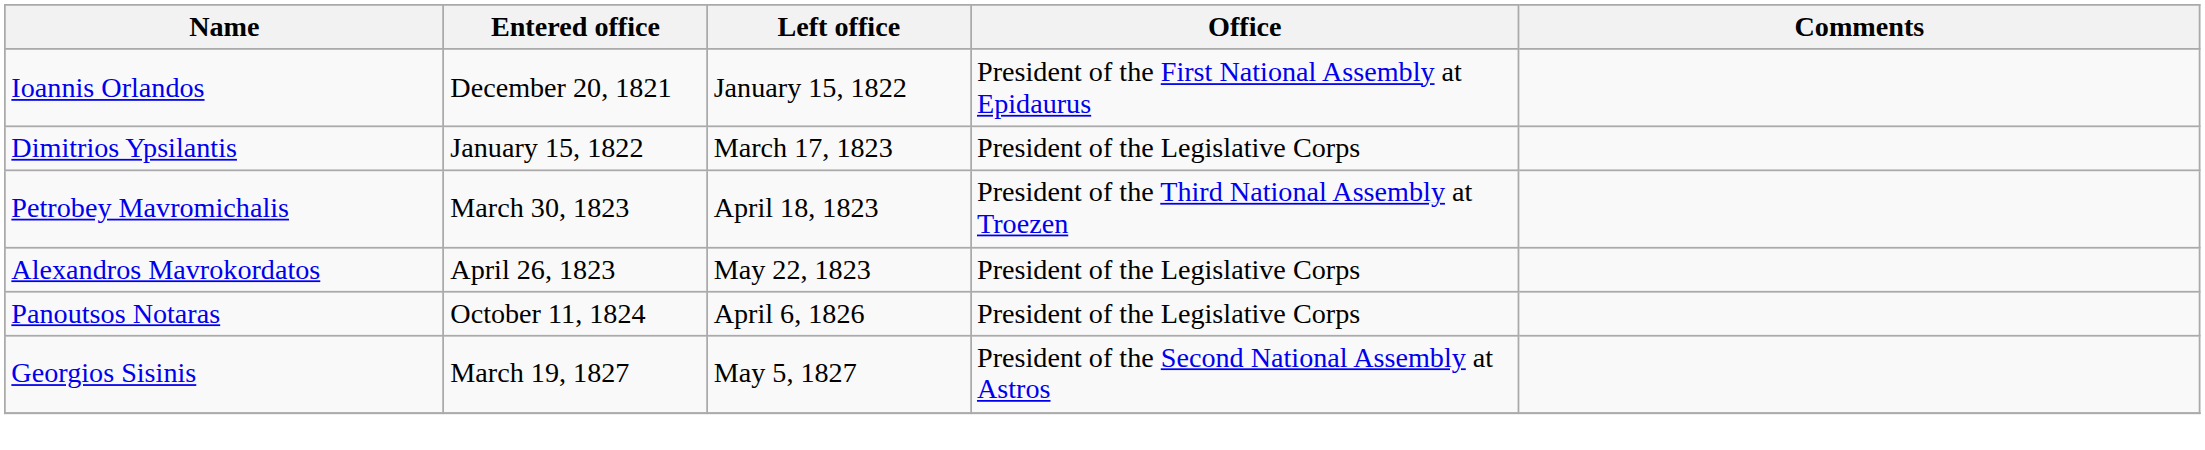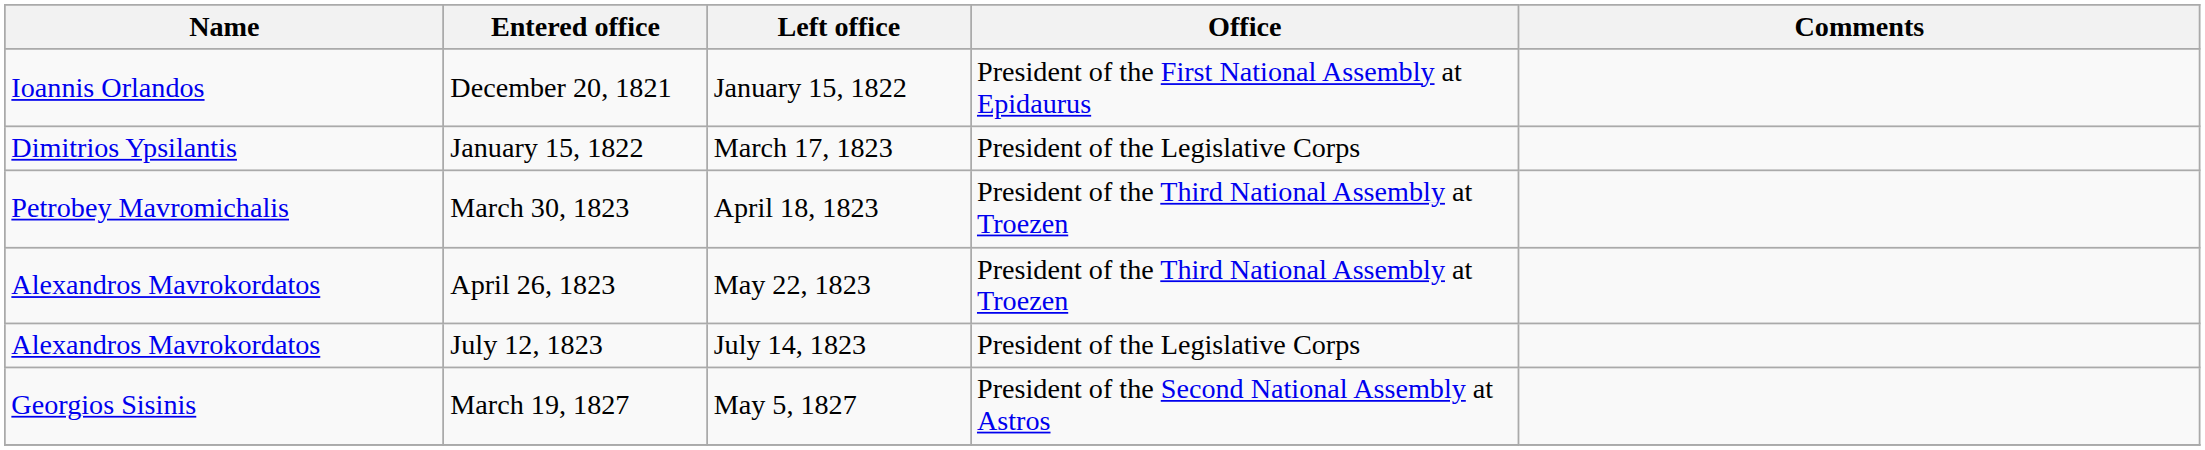(1169, 268) President of the Legislative Corps -> (1225, 284) President of the Third National Assembly at Troezen
+ row: (527, 345)
- row: (548, 313)
